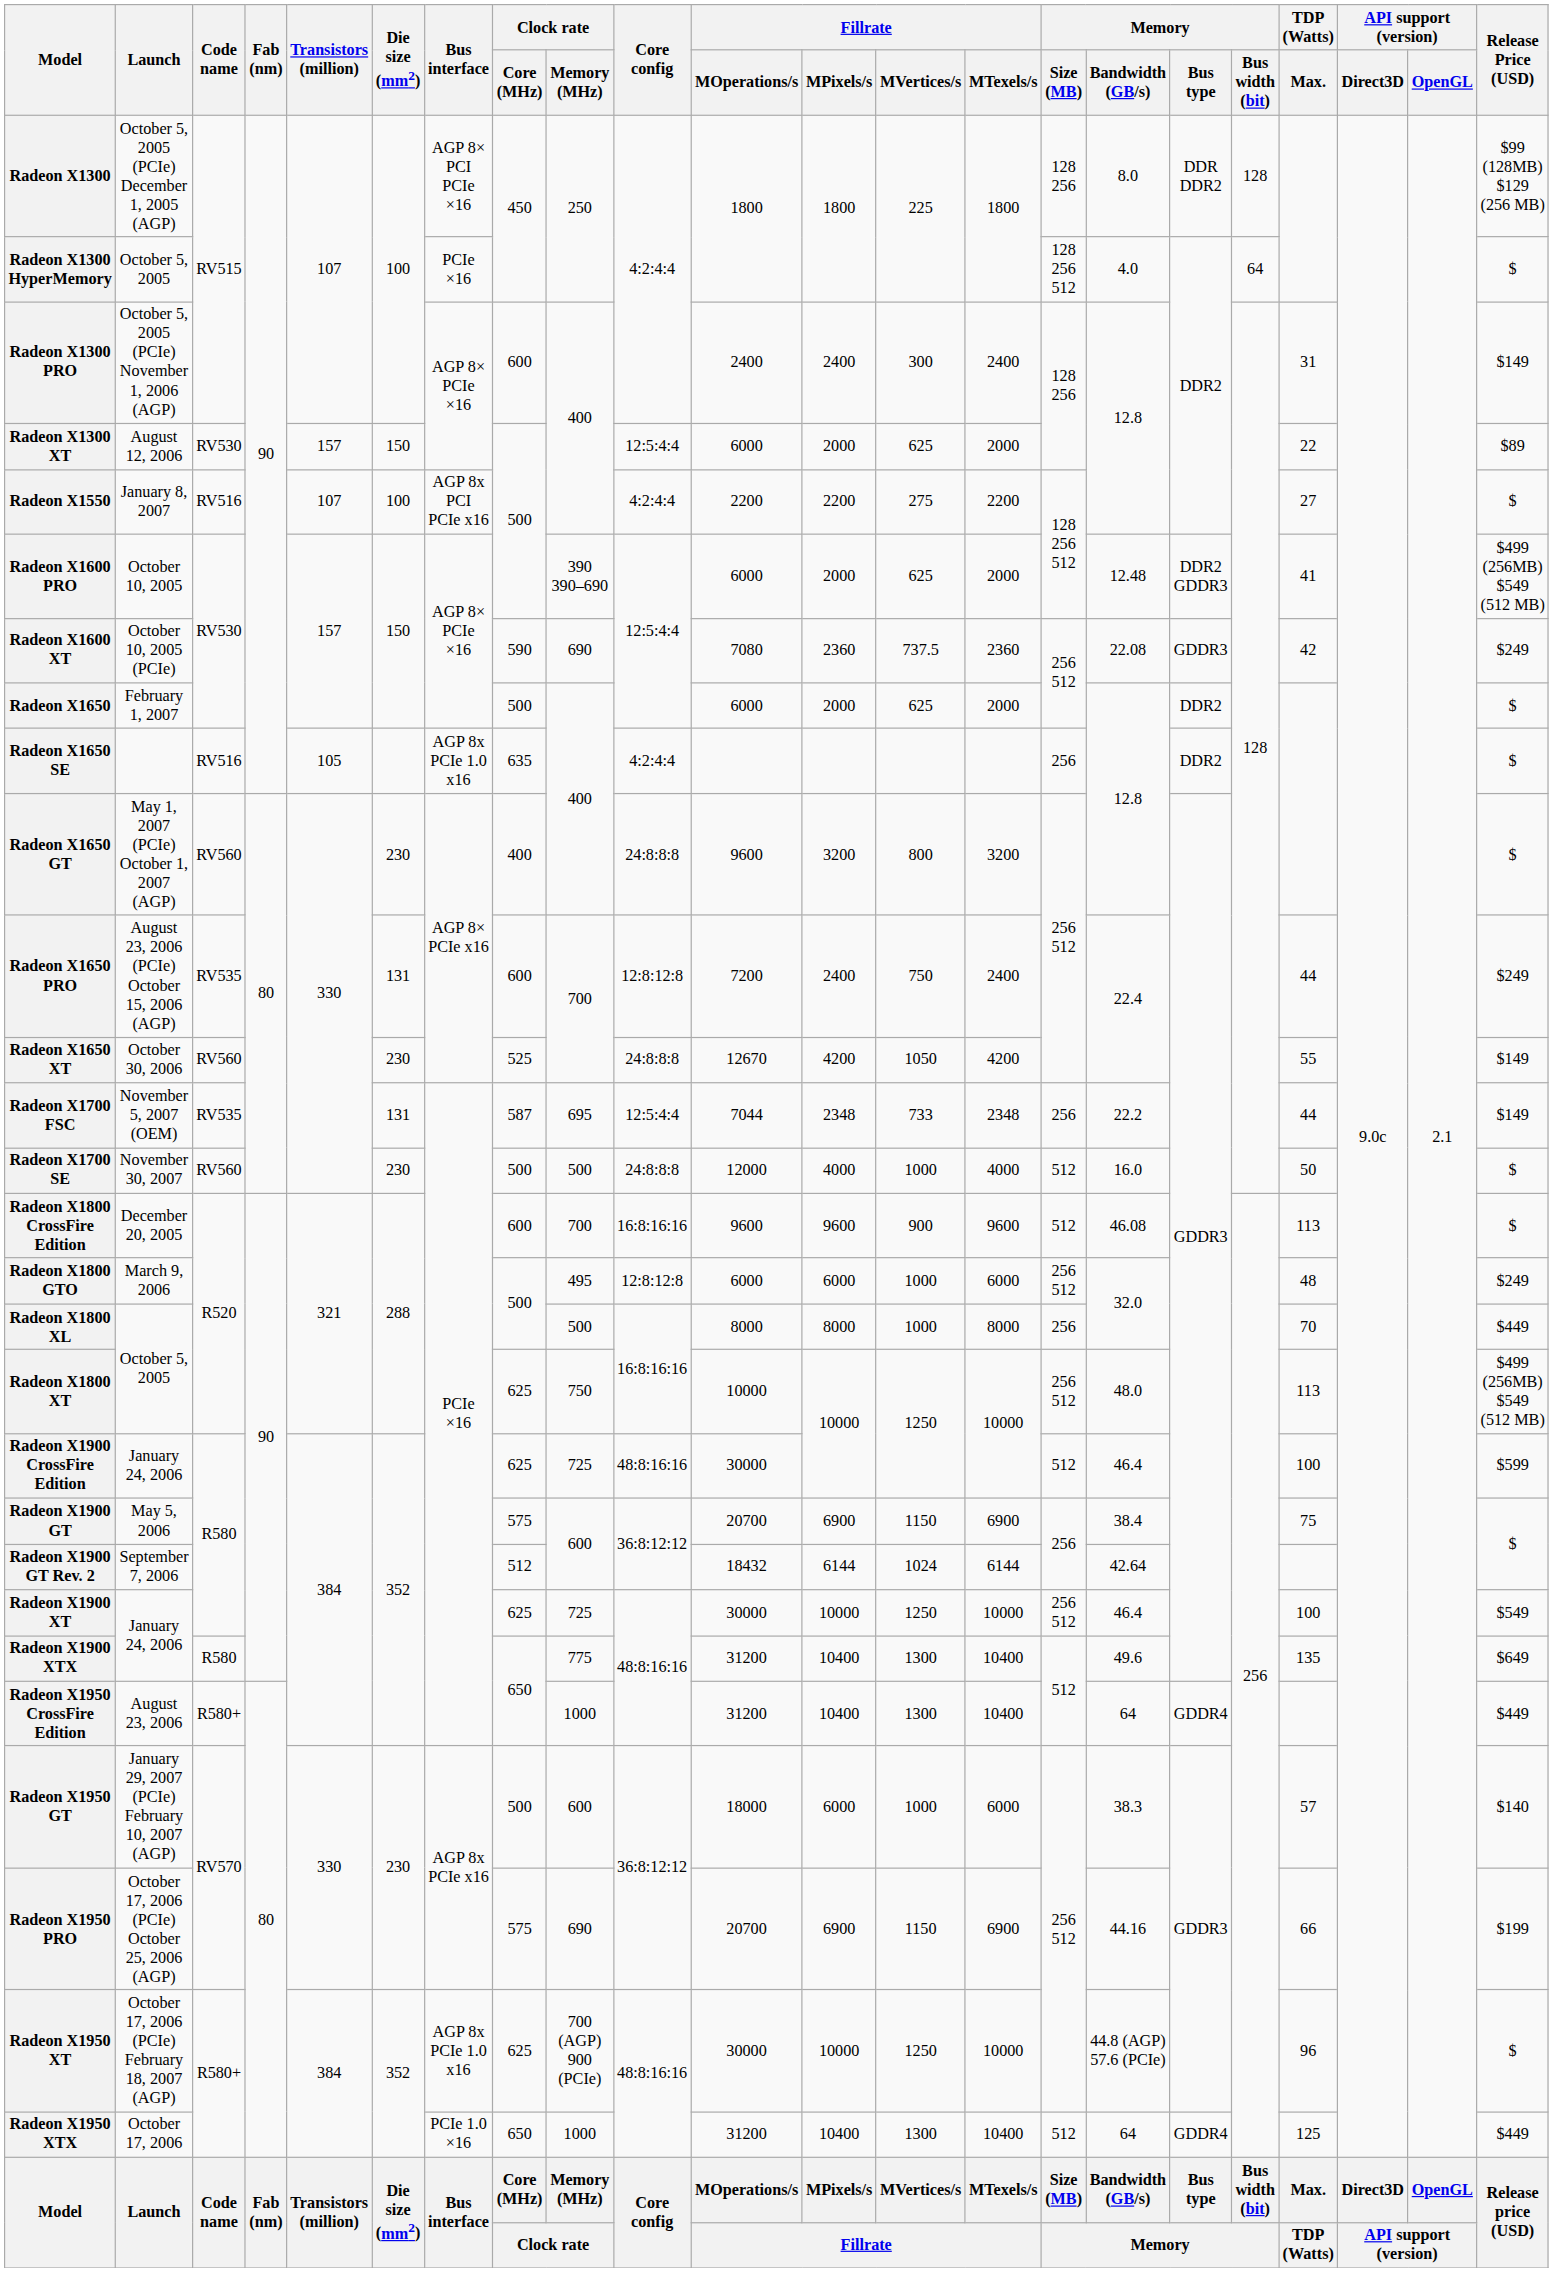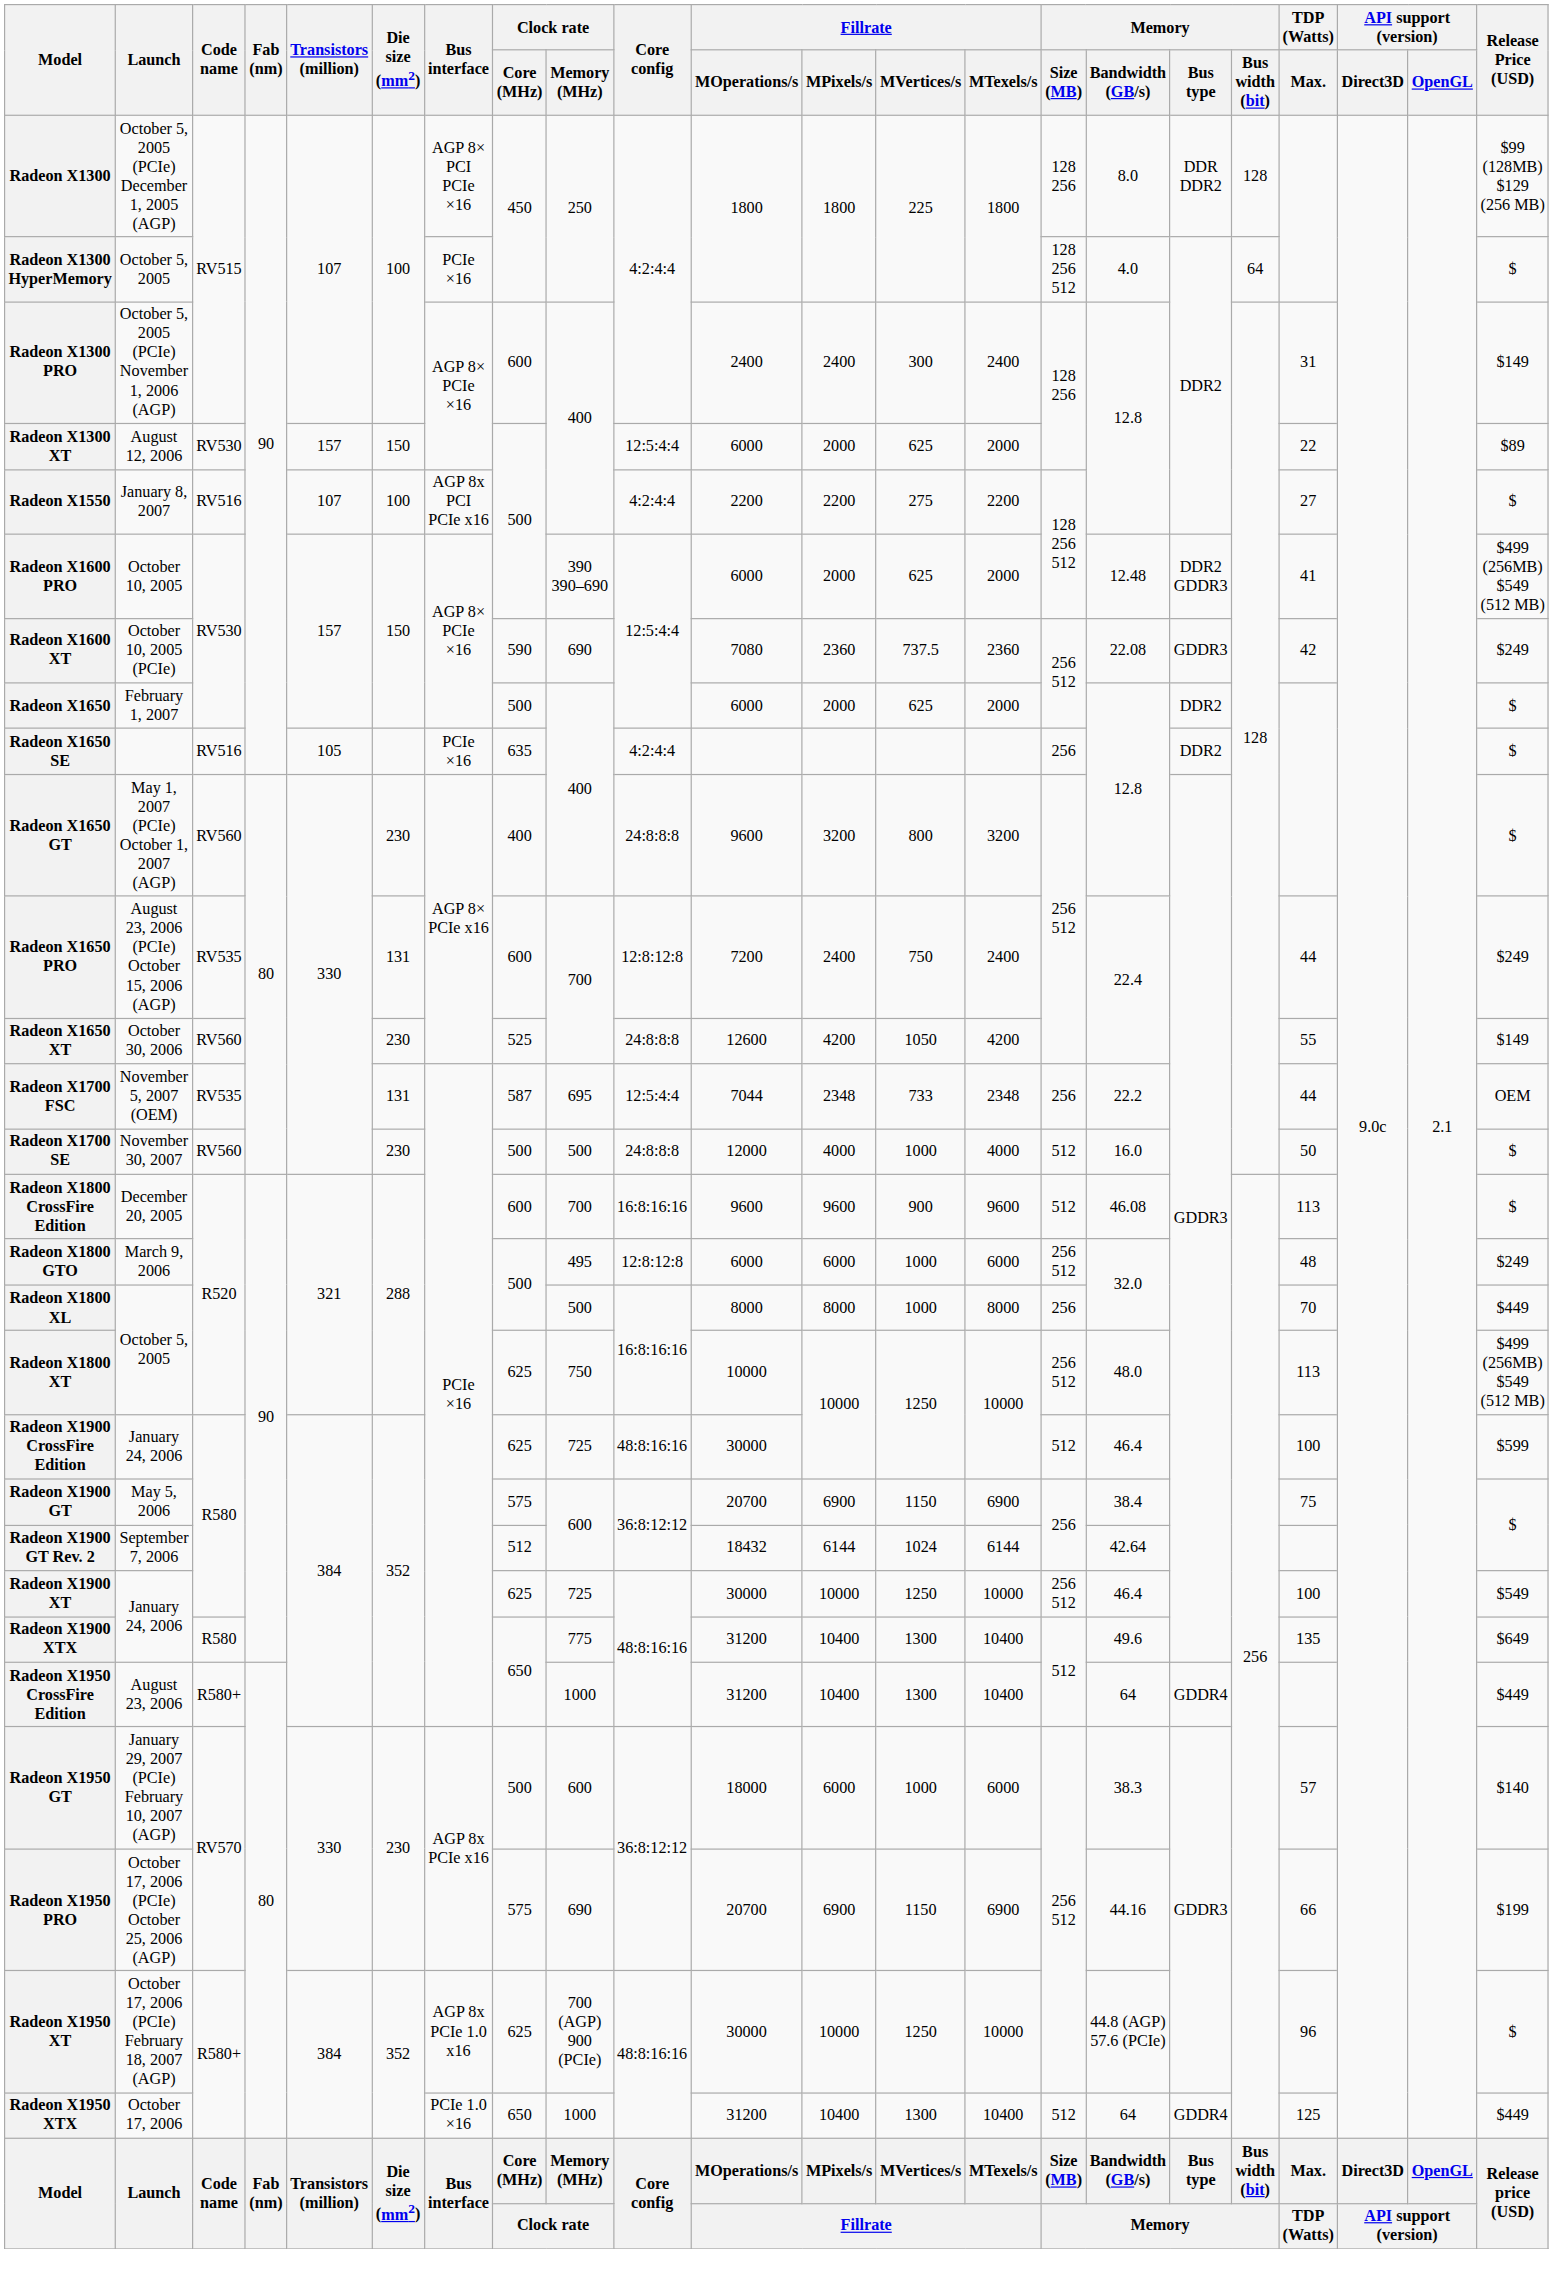(458, 760) AGP 8x PCIe 1.0 x16 -> (459, 750) PCIe ×16
(747, 1059) 12670 -> (747, 1040) 12600
(1513, 1114) $149 -> (1513, 1095) OEM
